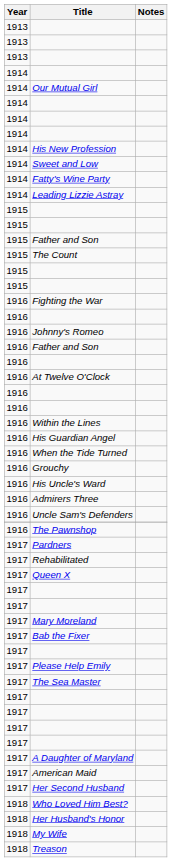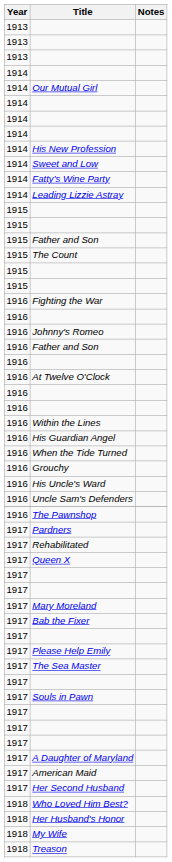- row: (17, 499)
+ row: (17, 697)
